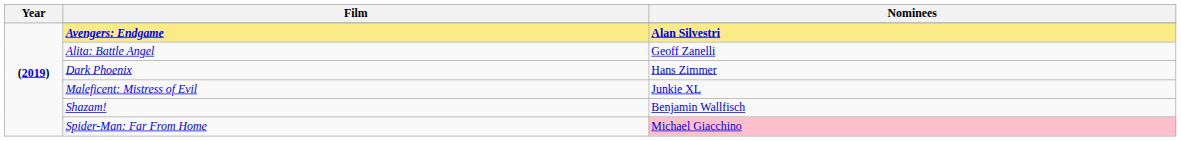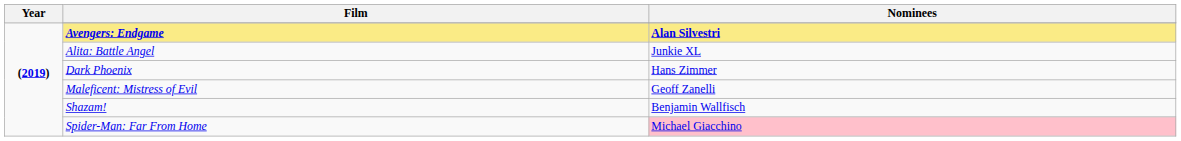(683, 51) Geoff Zanelli -> (676, 51) Junkie XL
(676, 88) Junkie XL -> (683, 88) Geoff Zanelli
